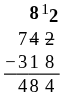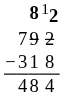(34, 39) 4 -> (34, 39) 9
